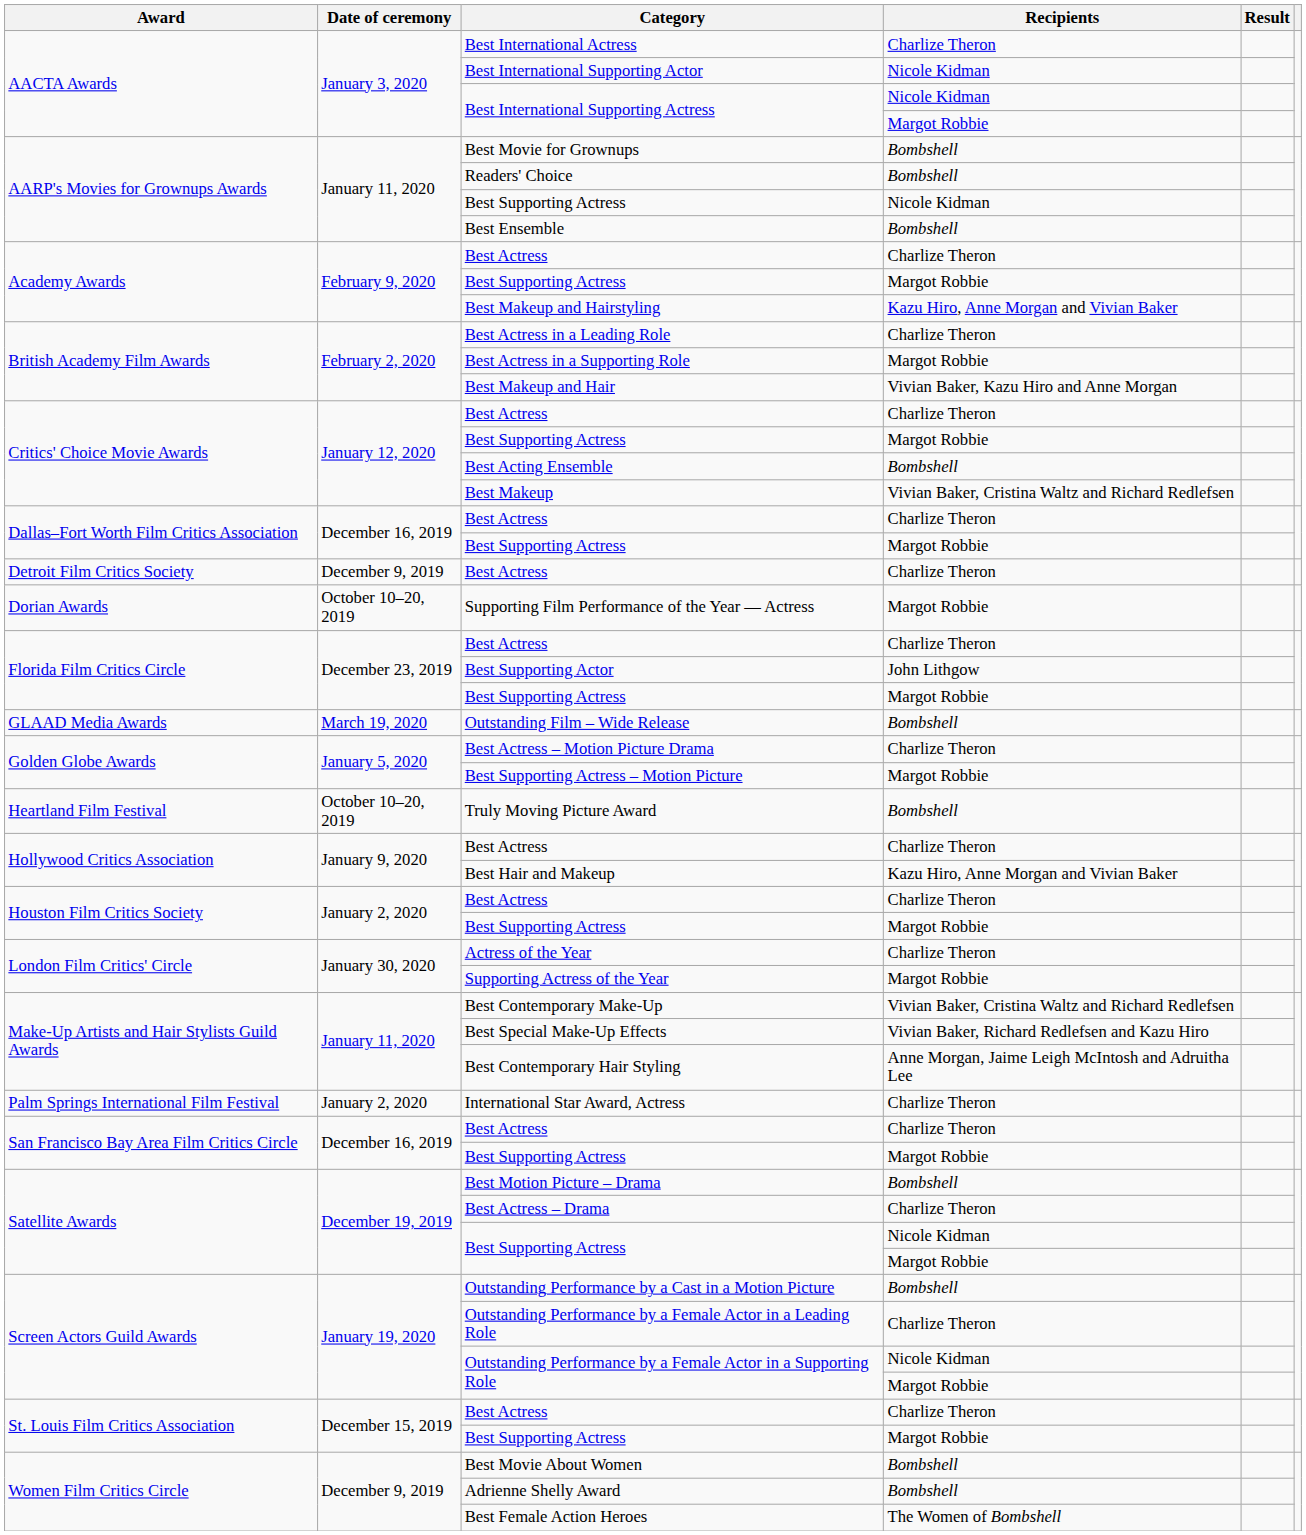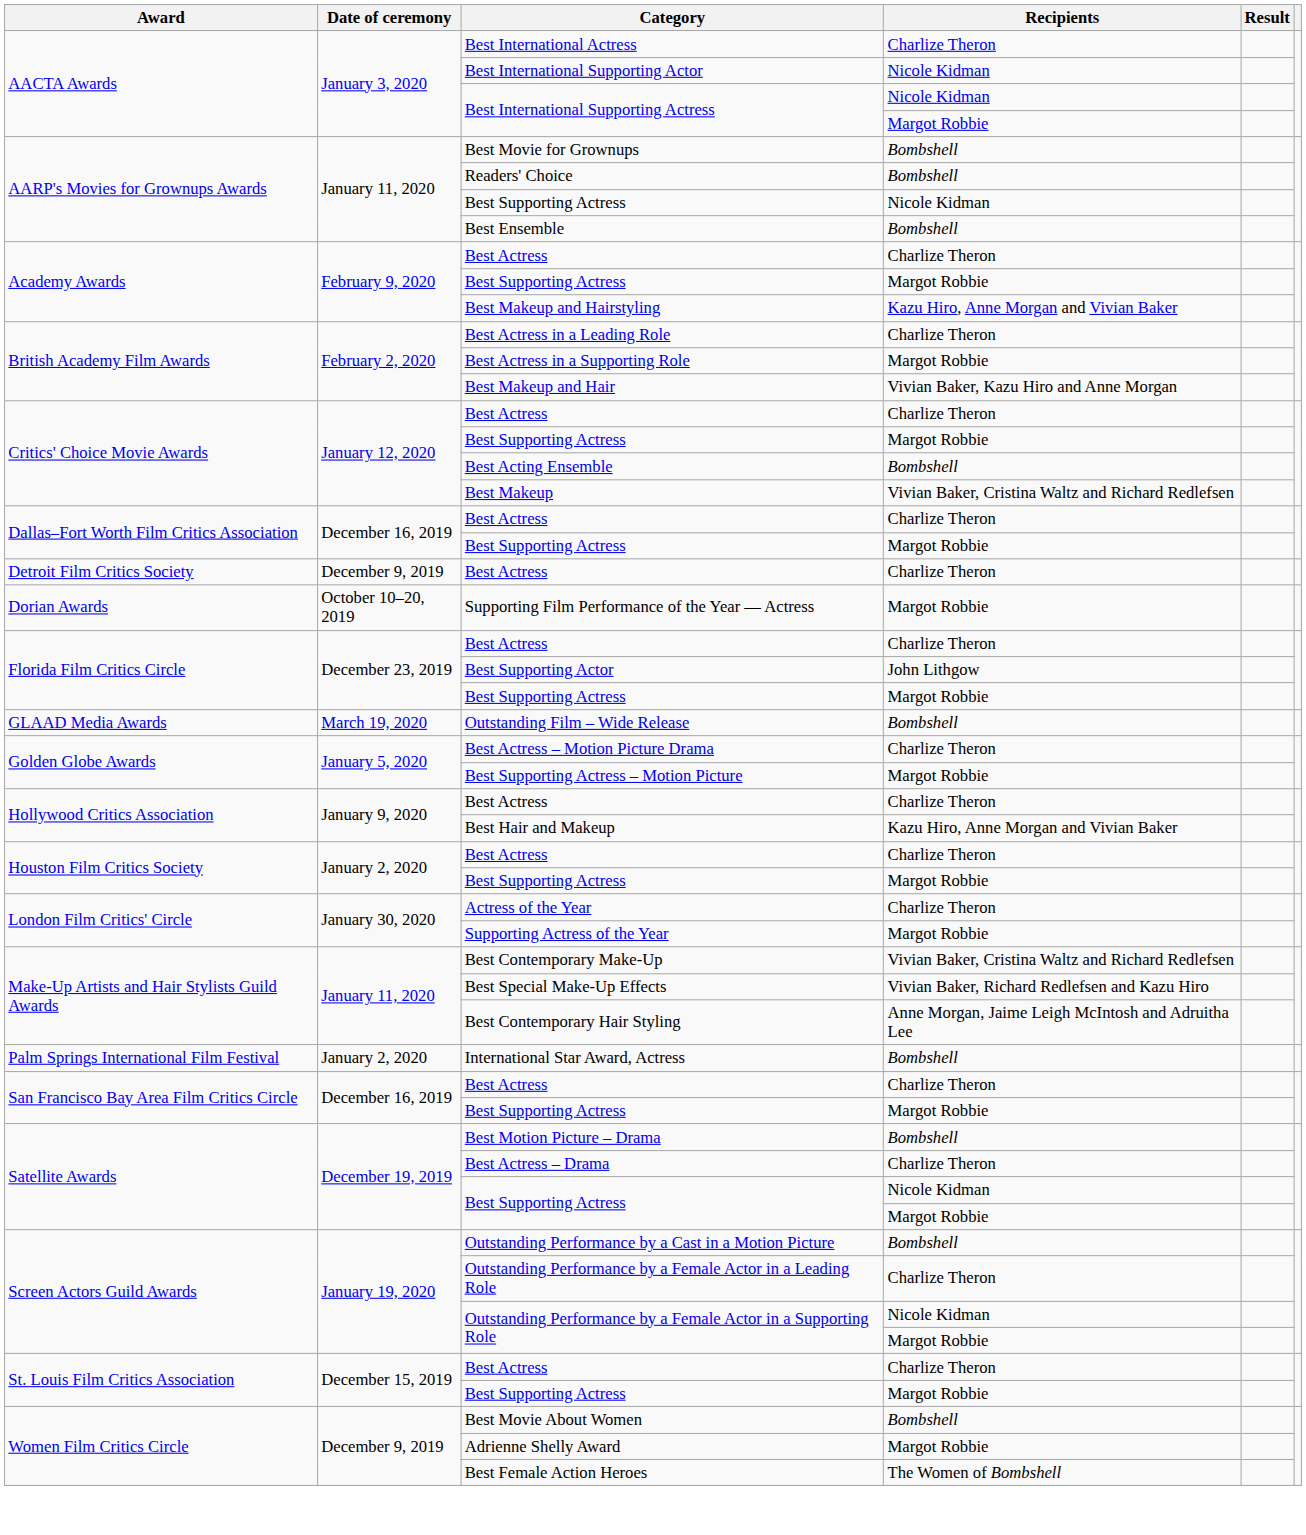- row: (87, 811)
(942, 1103) Charlize Theron -> (923, 1057) Bombshell
(923, 1491) Bombshell -> (938, 1446) Margot Robbie
